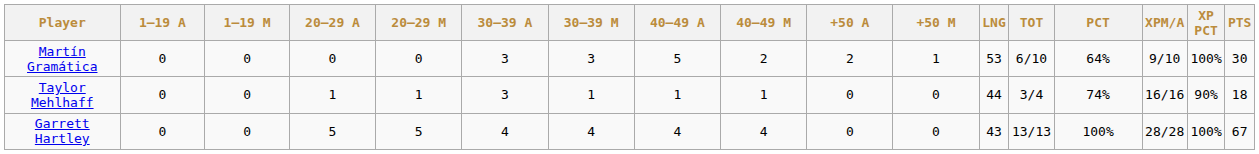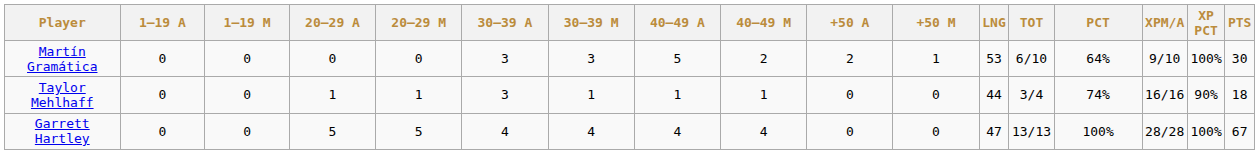(994, 131) 43 -> (994, 131) 47
